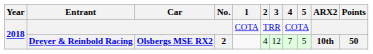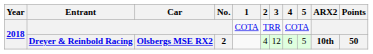(290, 42) 7 -> (290, 42) 6
